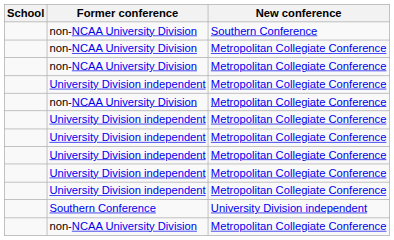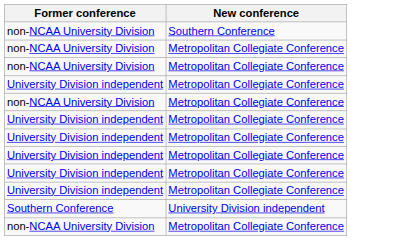- column: (26, 13)
